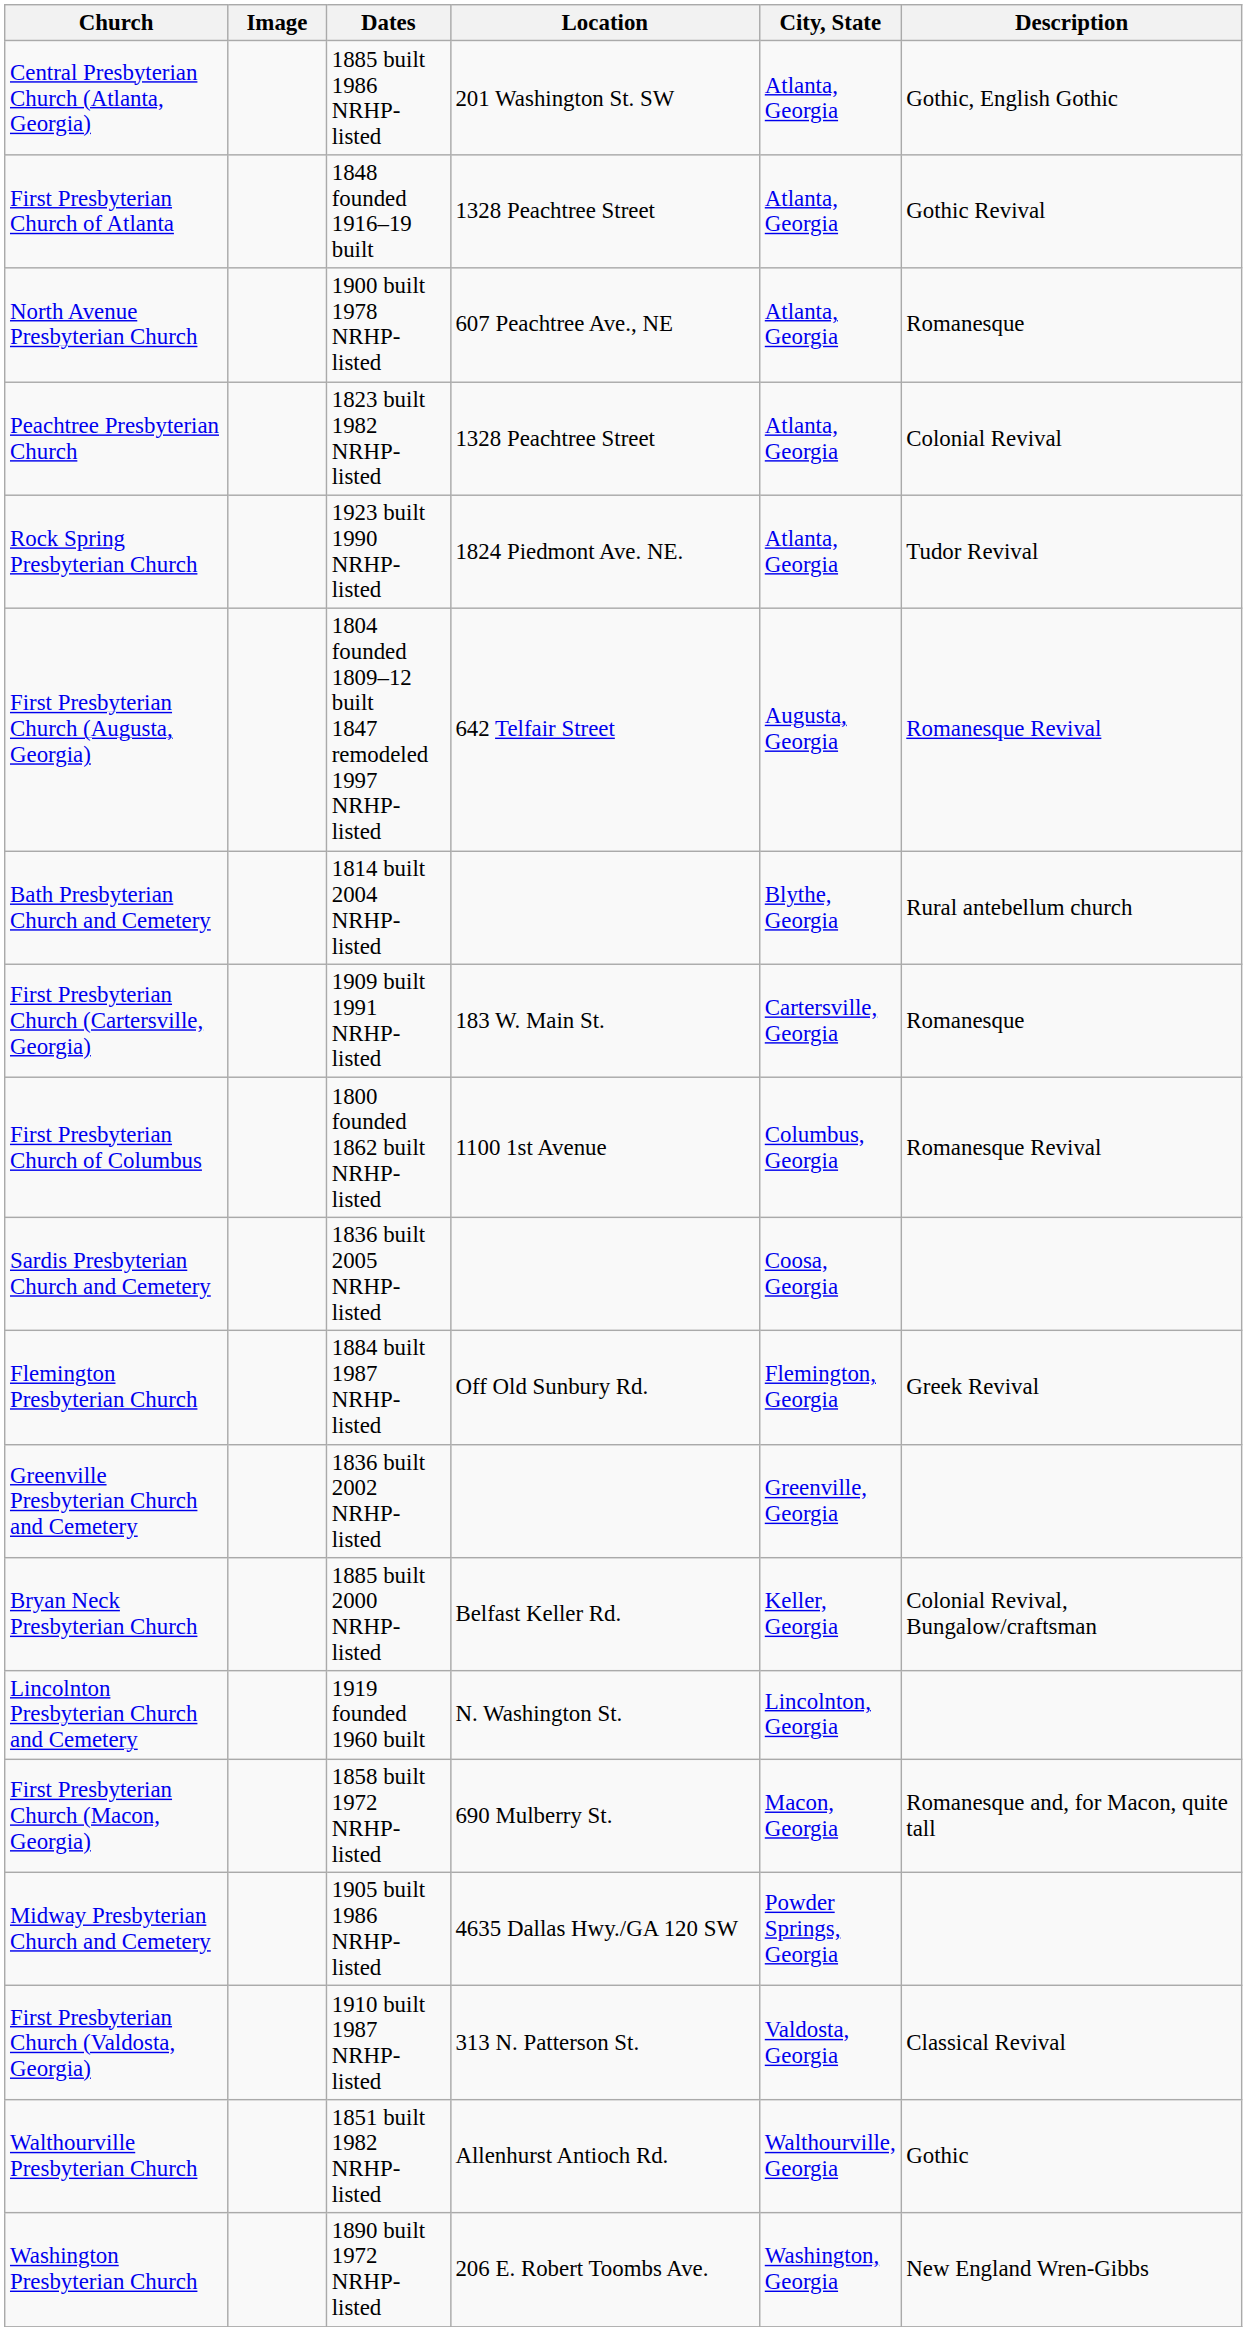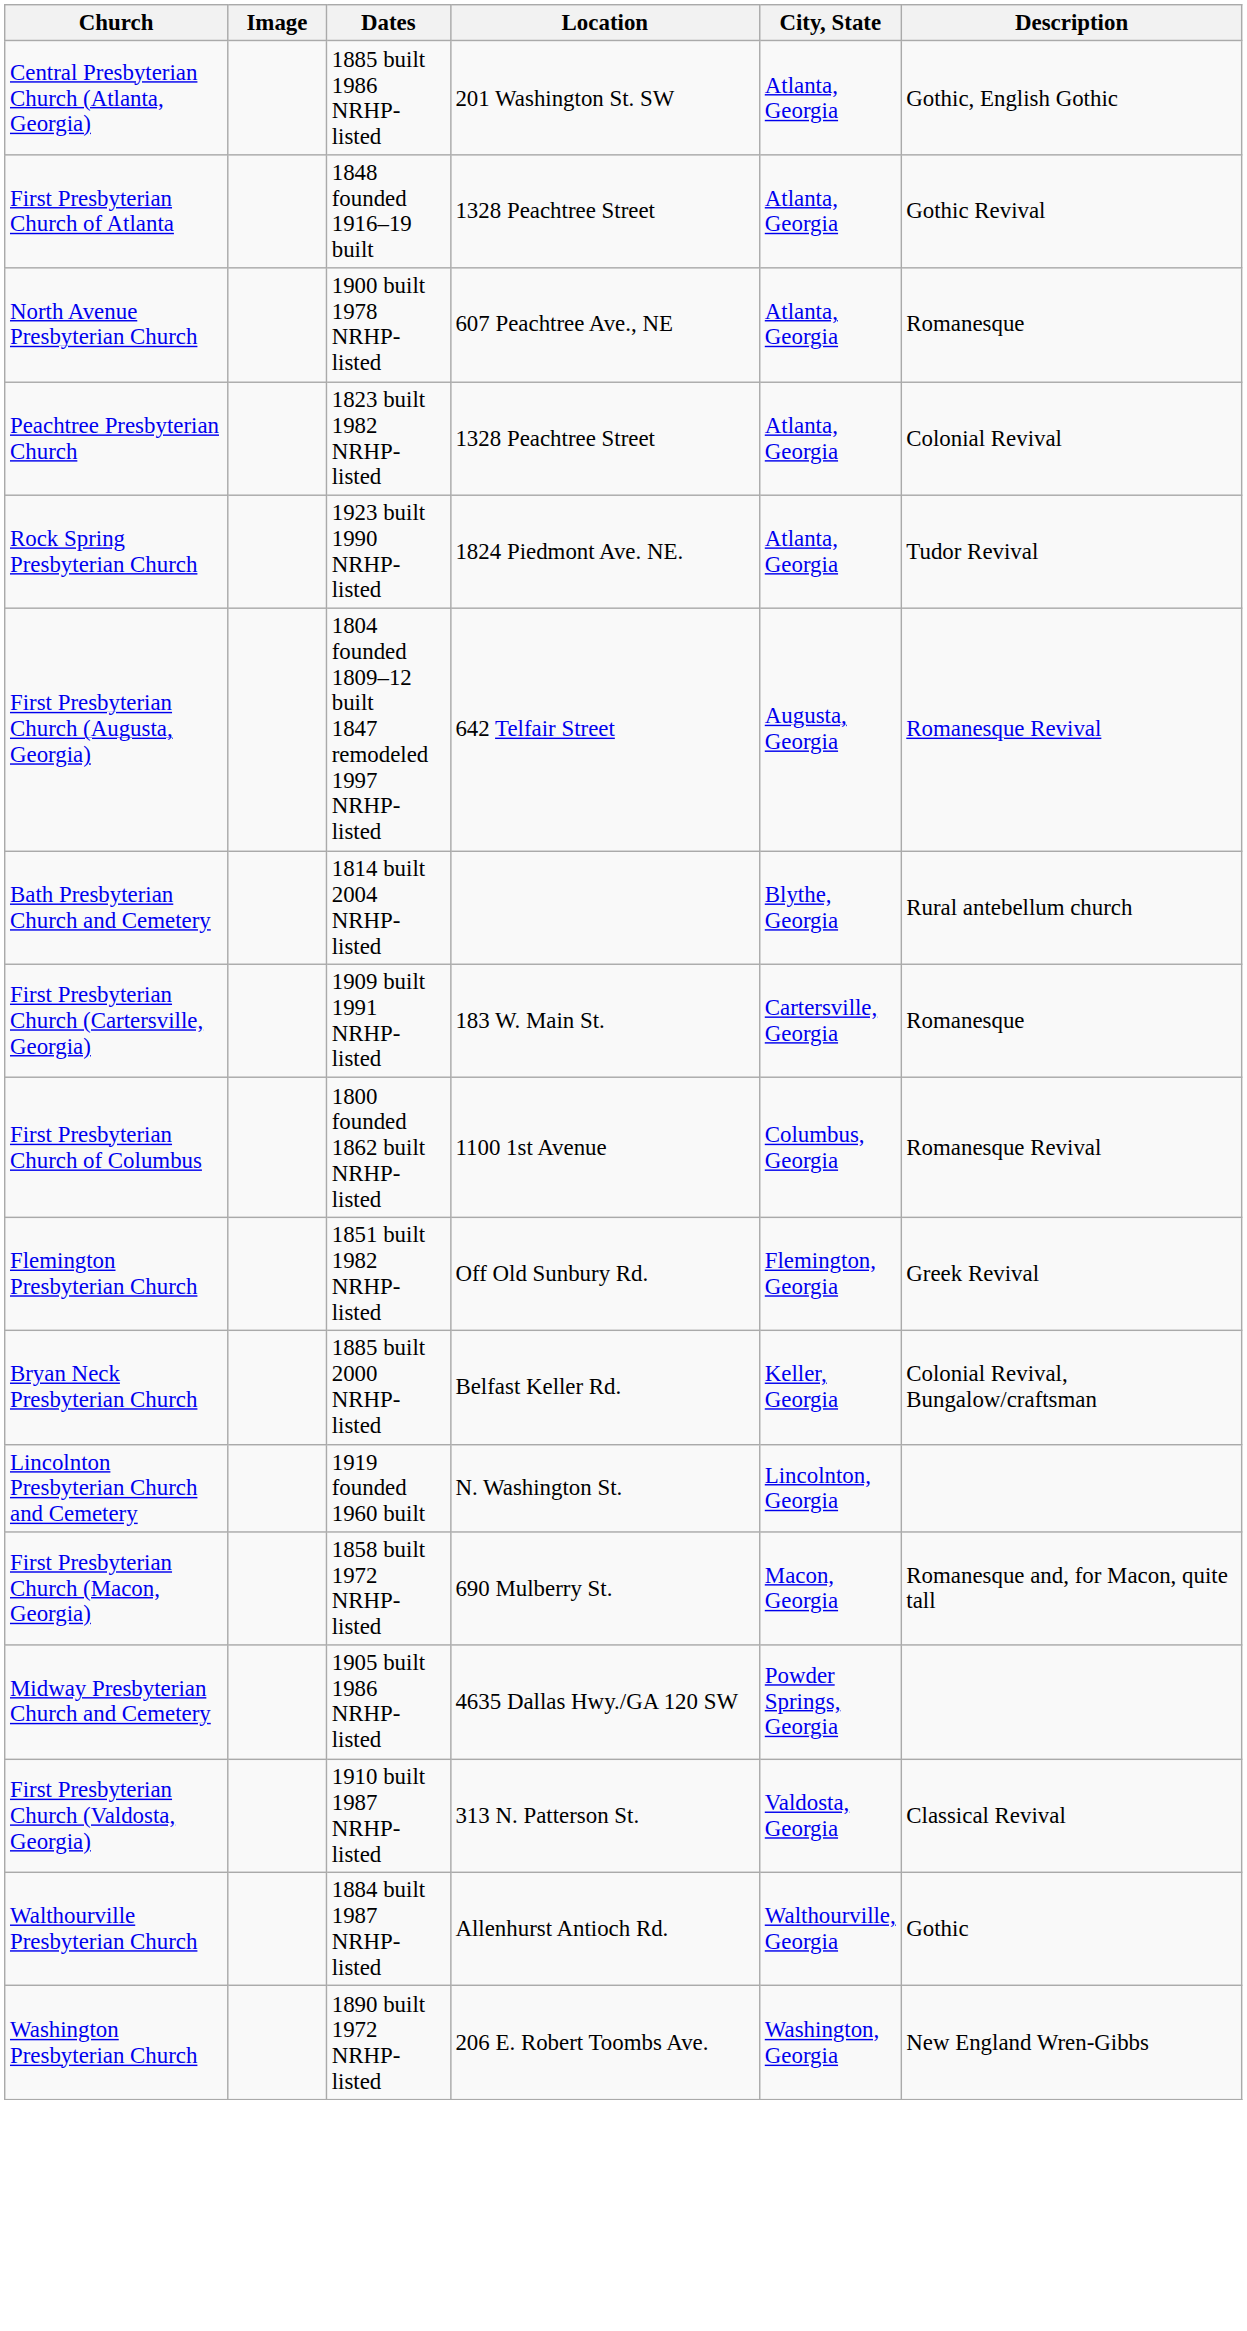- row: (110, 1273)
(378, 1387) 1884 built 1987 NRHP-listed -> (378, 1273) 1851 built 1982 NRHP-listed
- row: (104, 1500)
(378, 2155) 1851 built 1982 NRHP-listed -> (378, 1928) 1884 built 1987 NRHP-listed
